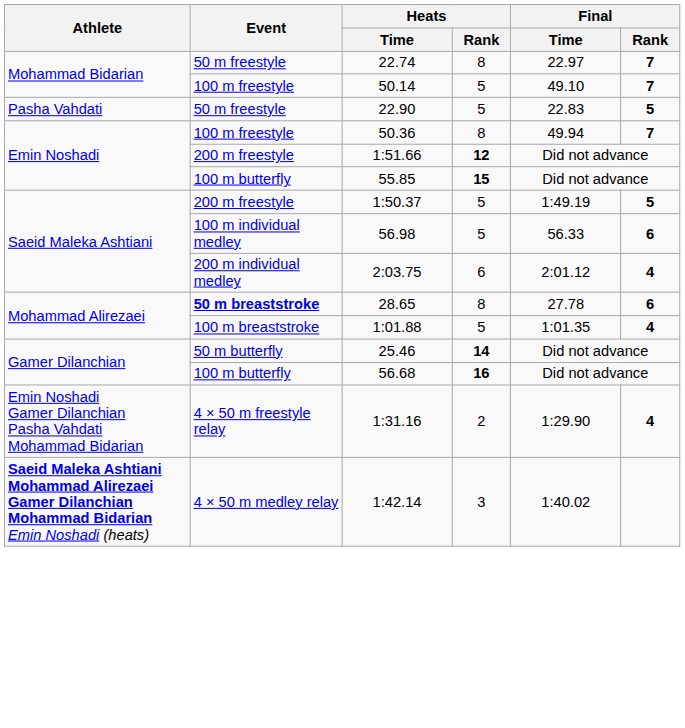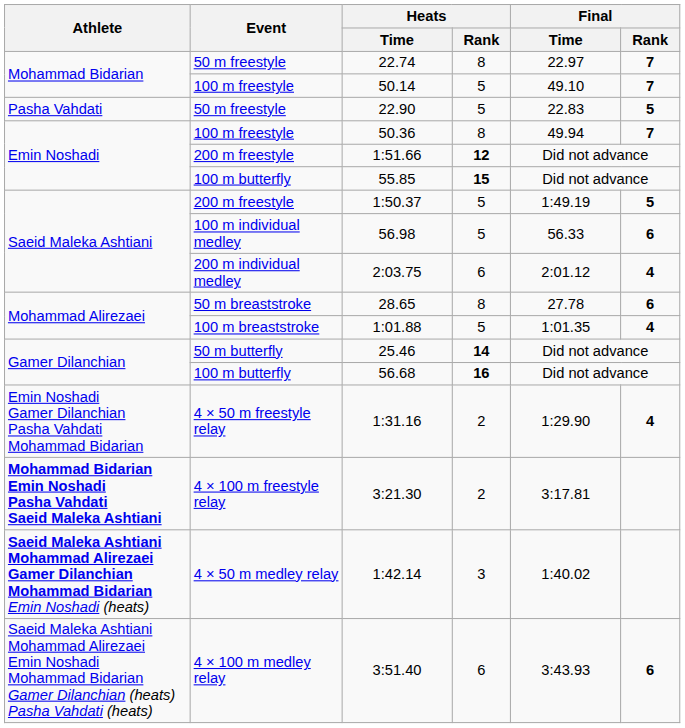(256, 304) bold -> (252, 304) normal
+ row: (397, 494)
+ row: (397, 671)
